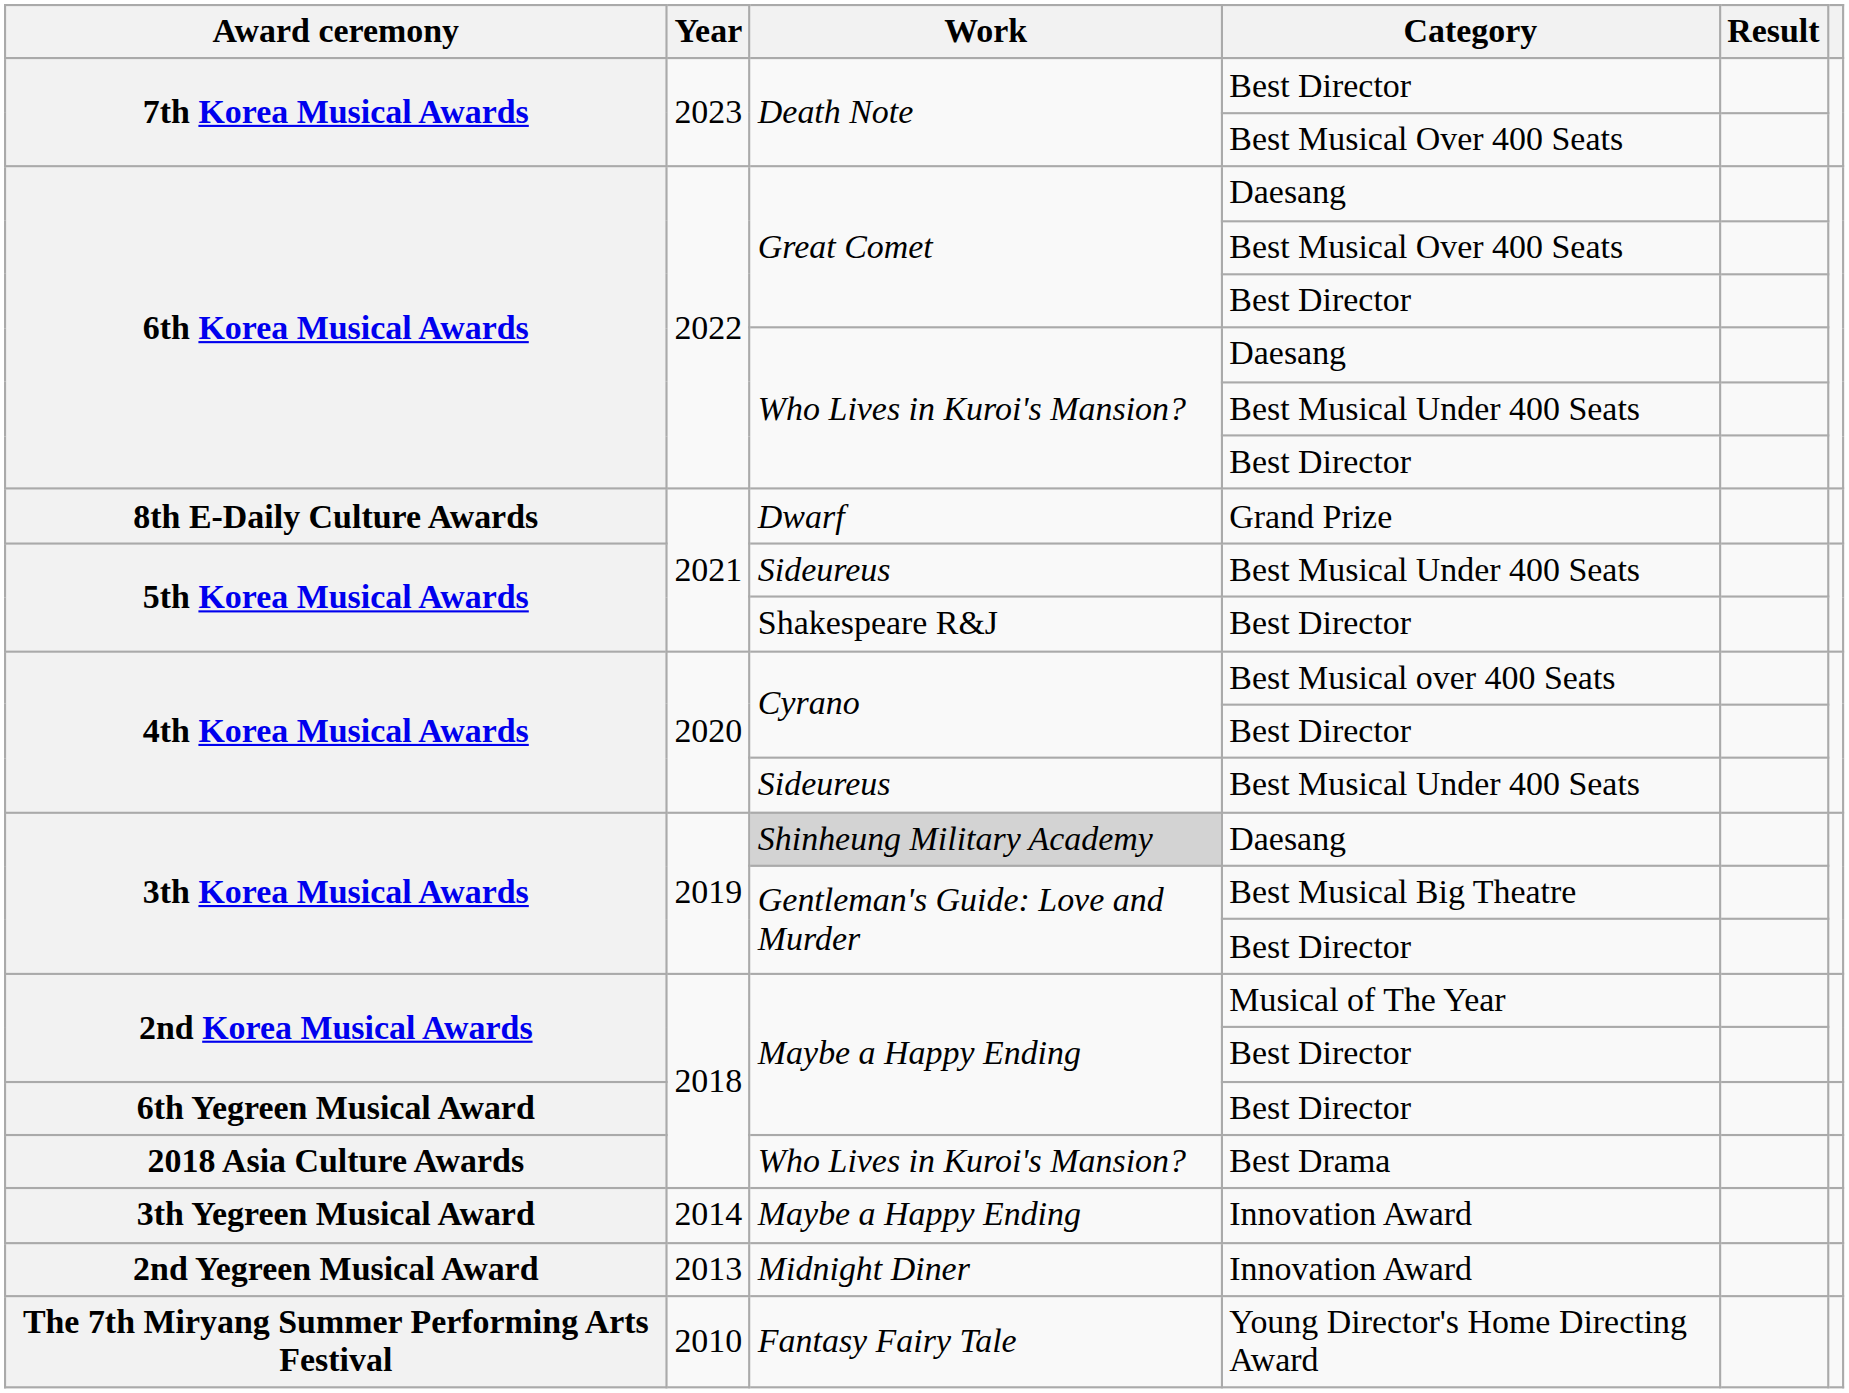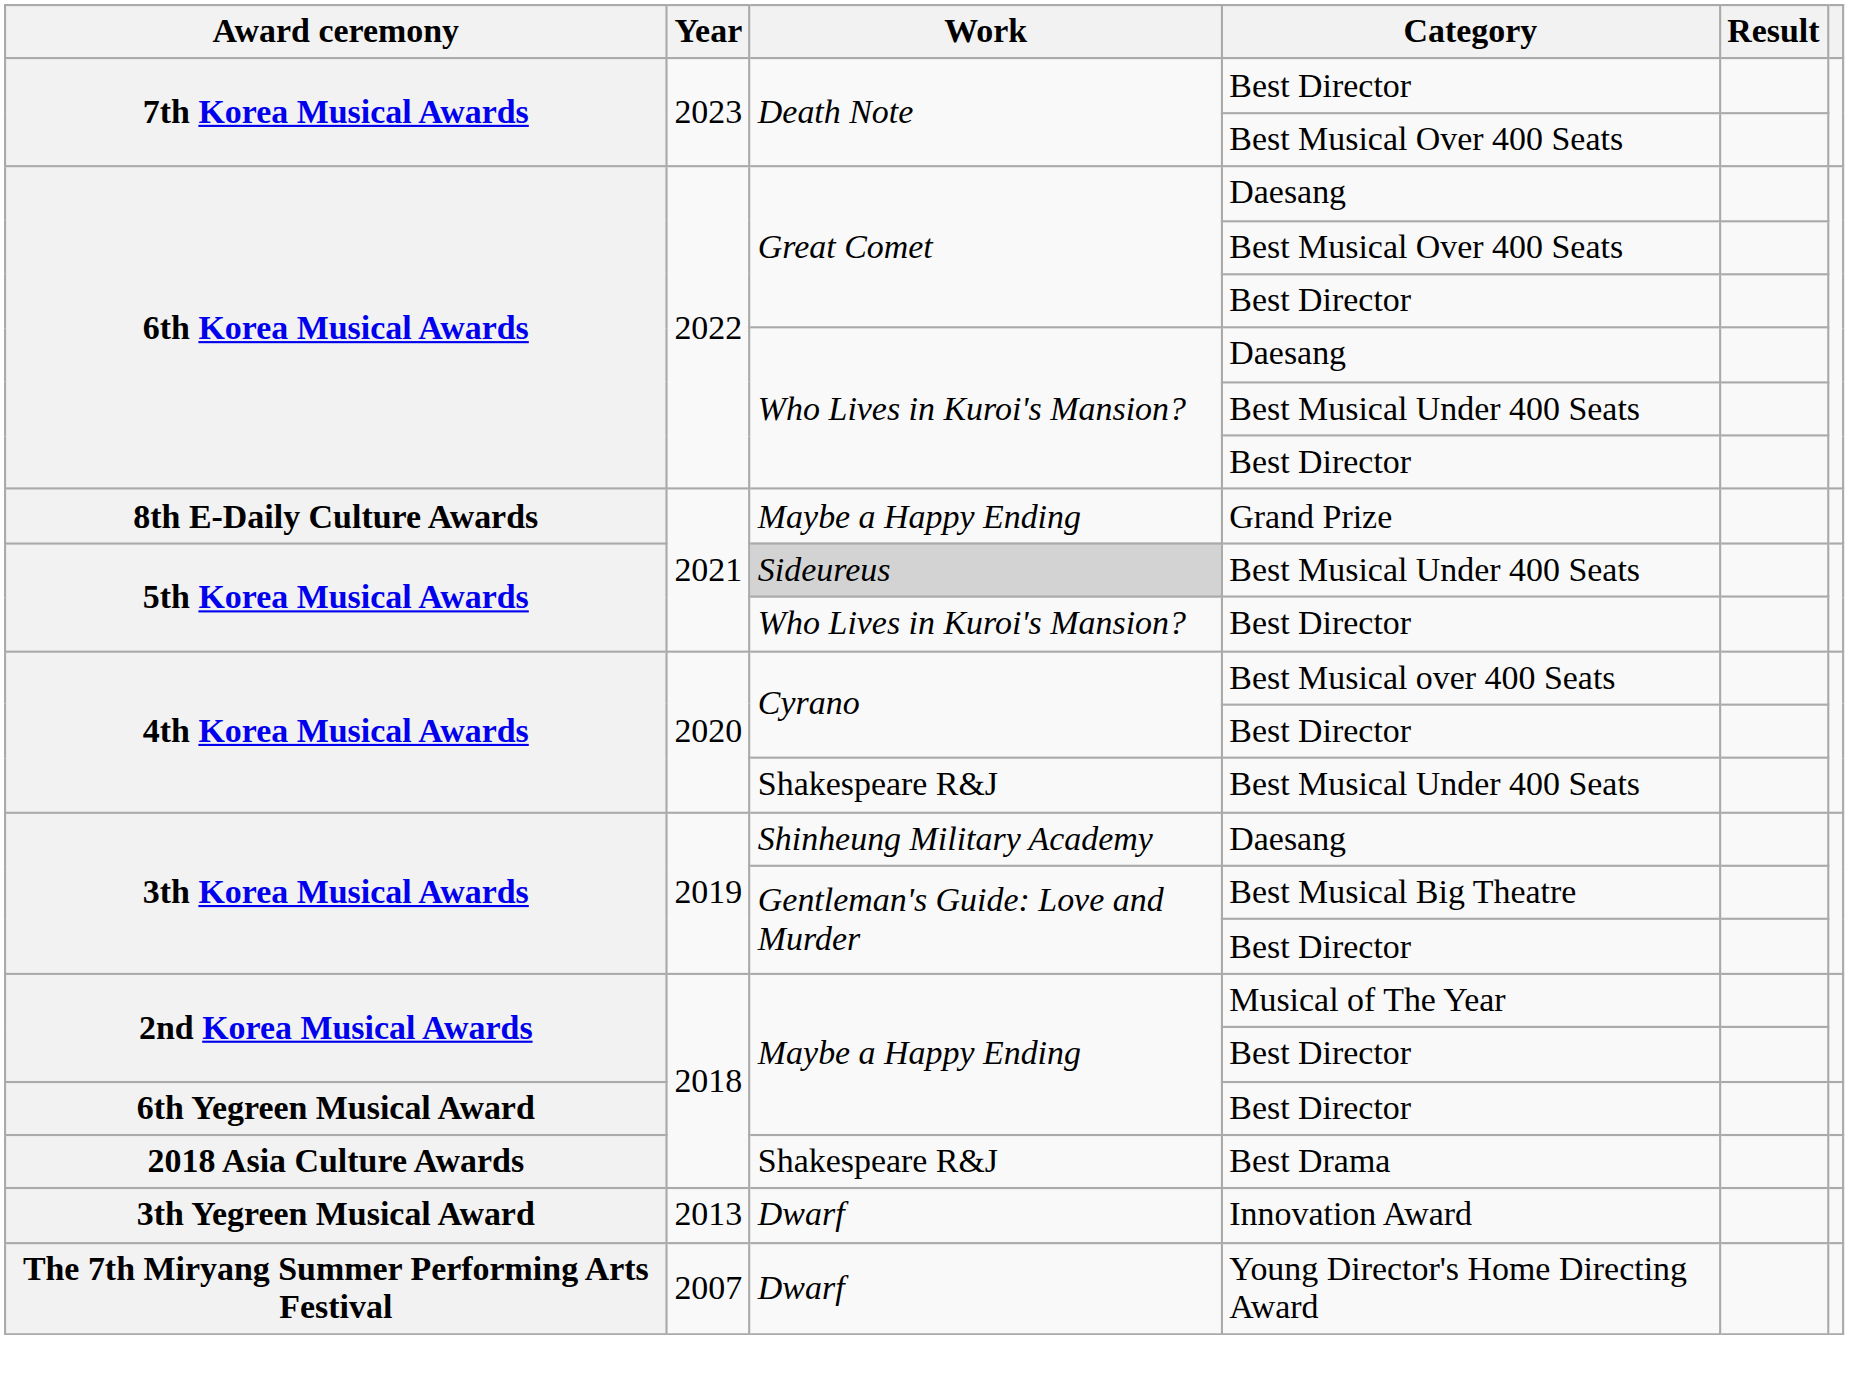(801, 515) Dwarf -> (919, 515) Maybe a Happy Ending
(824, 569) no background -> (824, 569) lightgrey background
(878, 623) Shakespeare R&J -> (972, 623) Who Lives in Kuroi's Mansion?
(824, 784) Sideureus -> (878, 784) Shakespeare R&J
(955, 838) lightgrey background -> (955, 838) no background
(972, 1161) Who Lives in Kuroi's Mansion? -> (878, 1161) Shakespeare R&J
(708, 1214) 2014 -> (708, 1214) 2013
(919, 1214) Maybe a Happy Ending -> (801, 1214) Dwarf
- row: (336, 1268)
(708, 1341) 2010 -> (708, 1287) 2007
(887, 1341) Fantasy Fairy Tale -> (801, 1287) Dwarf
